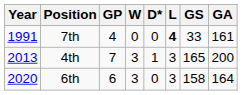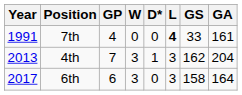(194, 57) 165 -> (194, 57) 162
(223, 57) 200 -> (223, 57) 204
(22, 79) 2020 -> (22, 79) 2017
